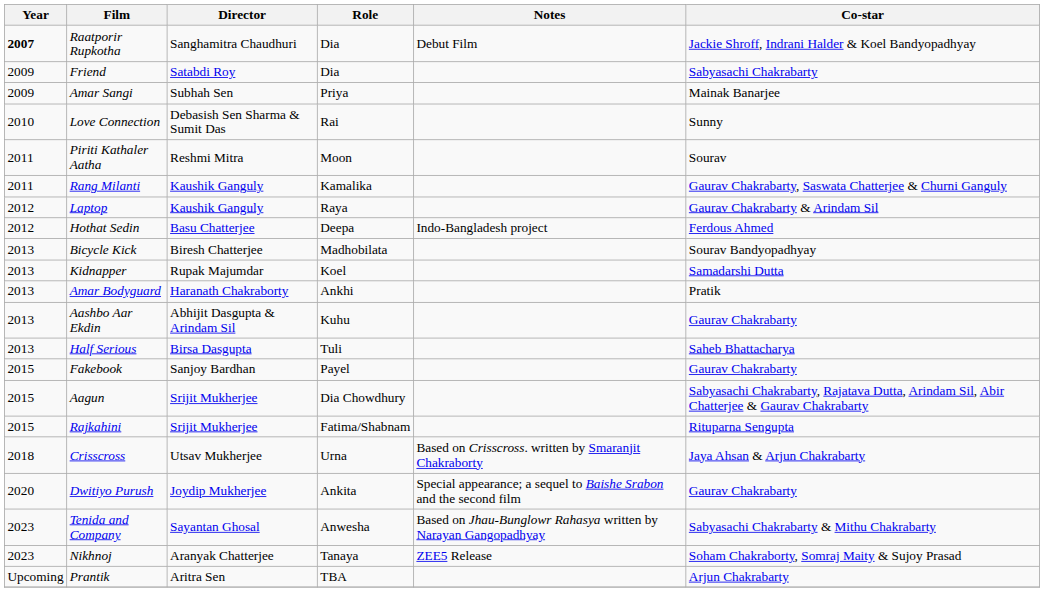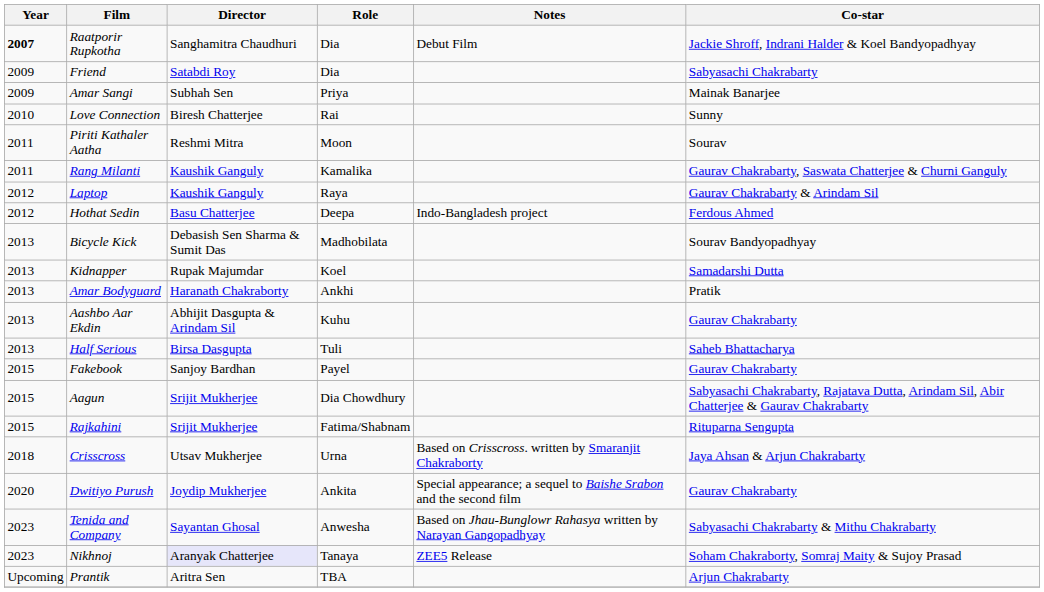(235, 121) Debasish Sen Sharma & Sumit Das -> (216, 114) Biresh Chatterjee
(216, 249) Biresh Chatterjee -> (235, 241) Debasish Sen Sharma & Sumit Das
(222, 555) no background -> (222, 555) lavender background
